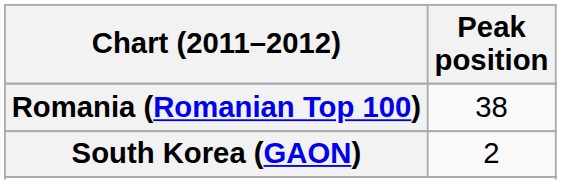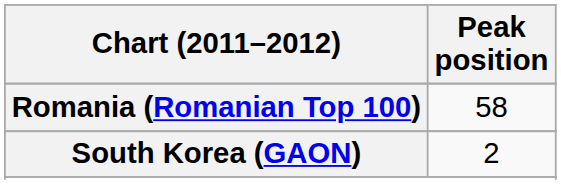(492, 107) 38 -> (492, 107) 58
